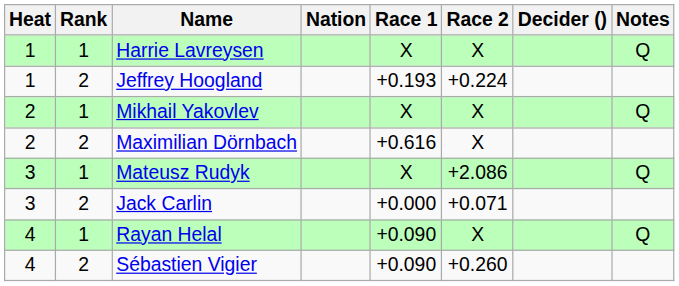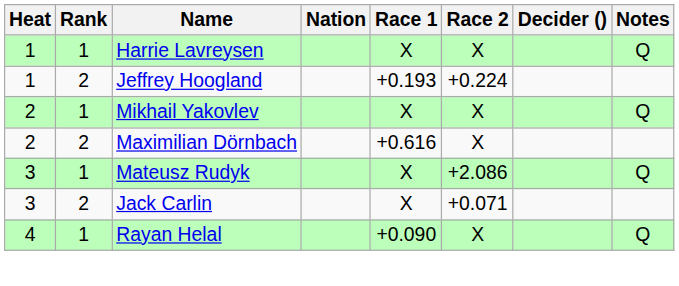(406, 204) +0.000 -> (406, 204) X
- row: (187, 265)
